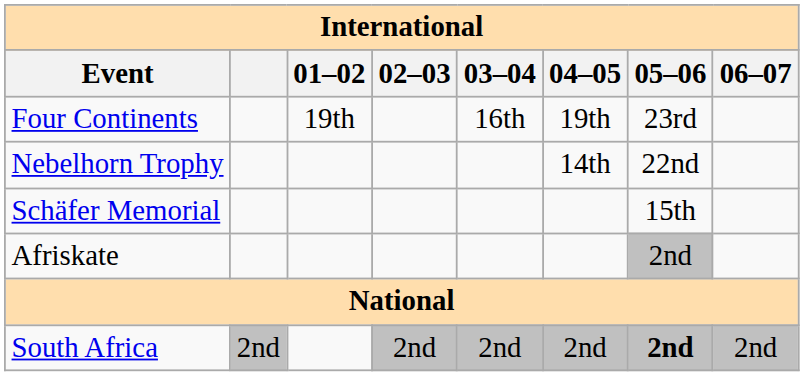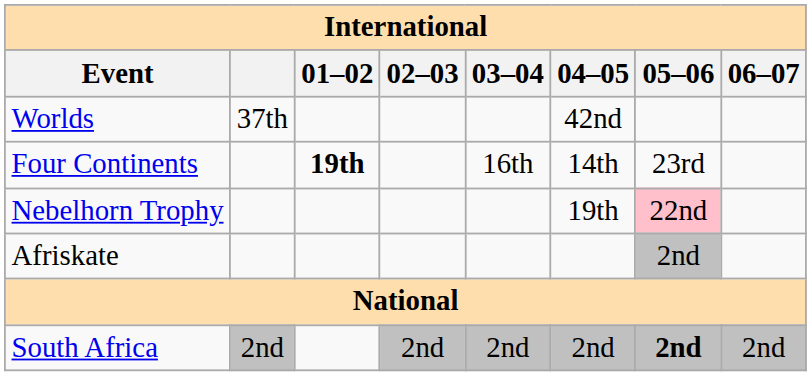+ row: (53, 118)
(329, 118) normal -> (337, 164) bold
(585, 118) 19th -> (593, 164) 14th
(585, 164) 14th -> (593, 210) 19th
(670, 164) no background -> (678, 210) pink background
- row: (116, 210)
